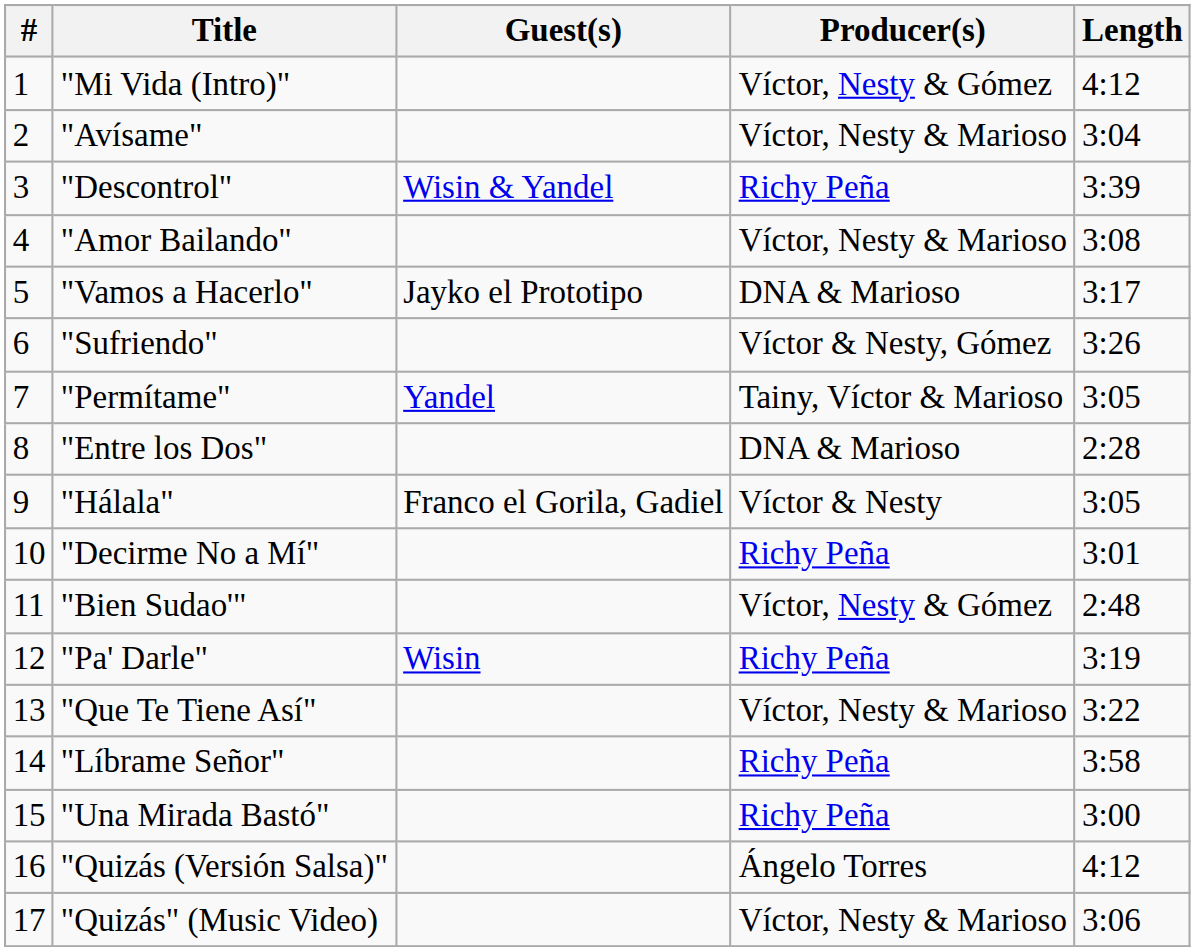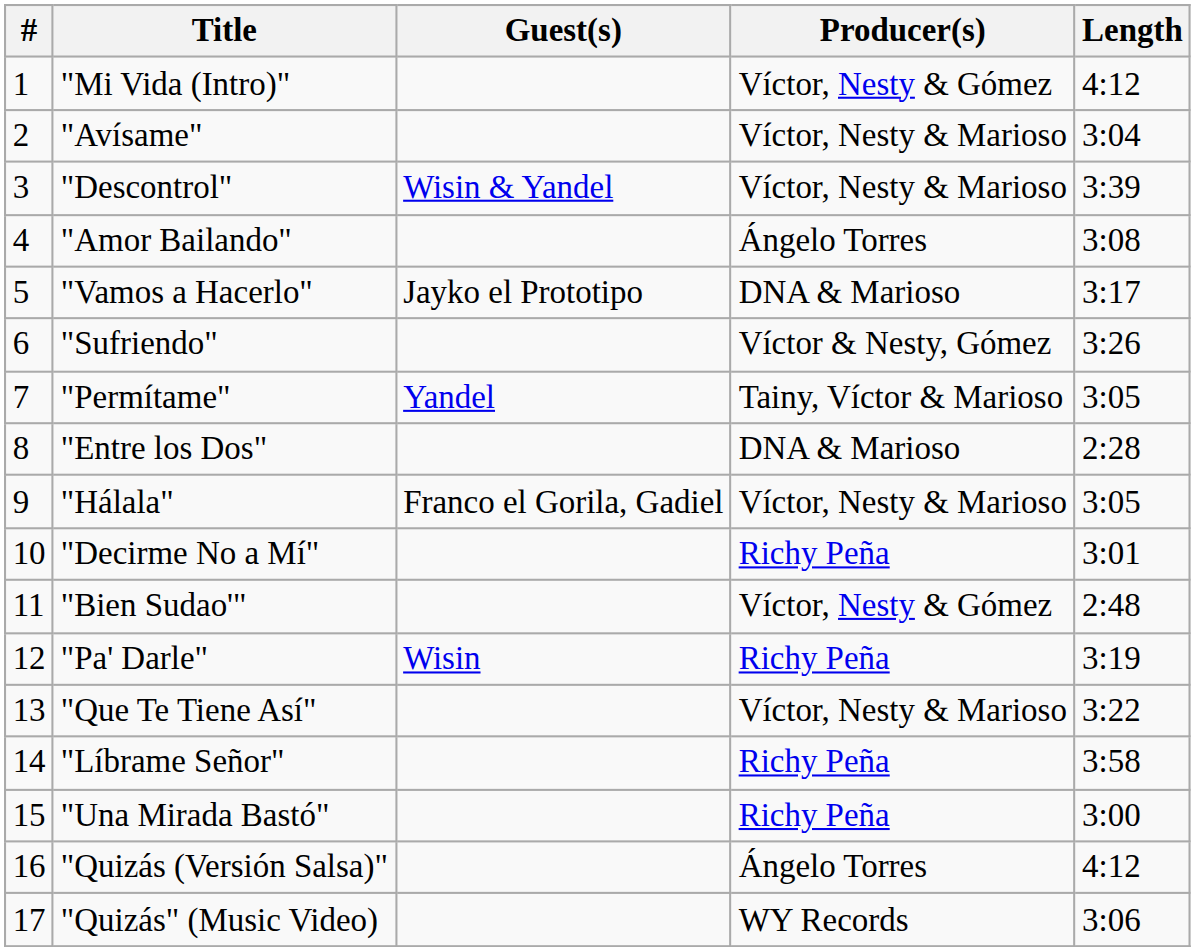(814, 187) Richy Peña -> (903, 187) Víctor, Nesty & Marioso
(903, 239) Víctor, Nesty & Marioso -> (833, 239) Ángelo Torres
(840, 501) Víctor & Nesty -> (903, 501) Víctor, Nesty & Marioso
(903, 919) Víctor, Nesty & Marioso -> (824, 919) WY Records
